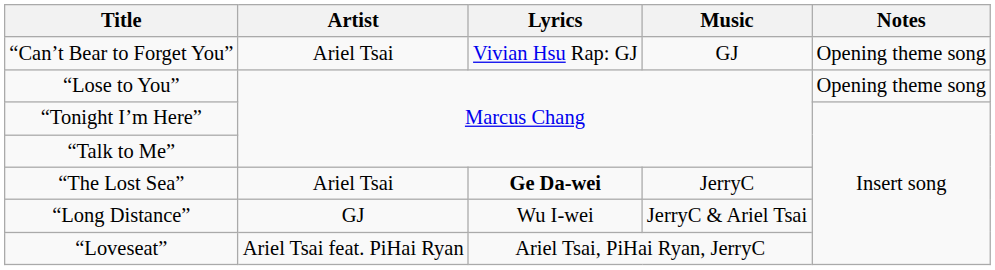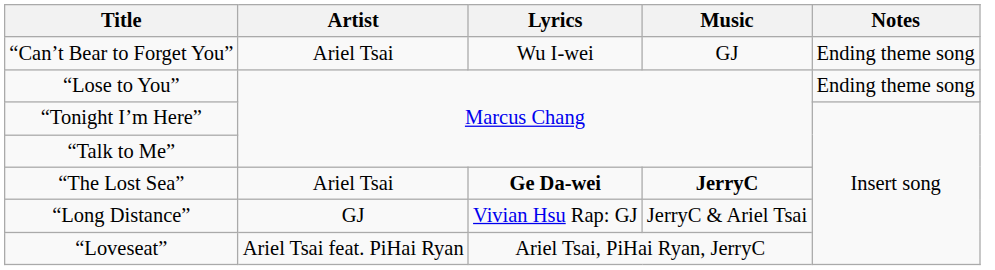(555, 53) Vivian Hsu Rap: GJ -> (555, 53) Wu I-wei
(901, 53) Opening theme song -> (896, 53) Ending theme song
(901, 85) Opening theme song -> (896, 85) Ending theme song
(727, 183) normal -> (727, 183) bold
(555, 215) Wu I-wei -> (555, 215) Vivian Hsu Rap: GJ
